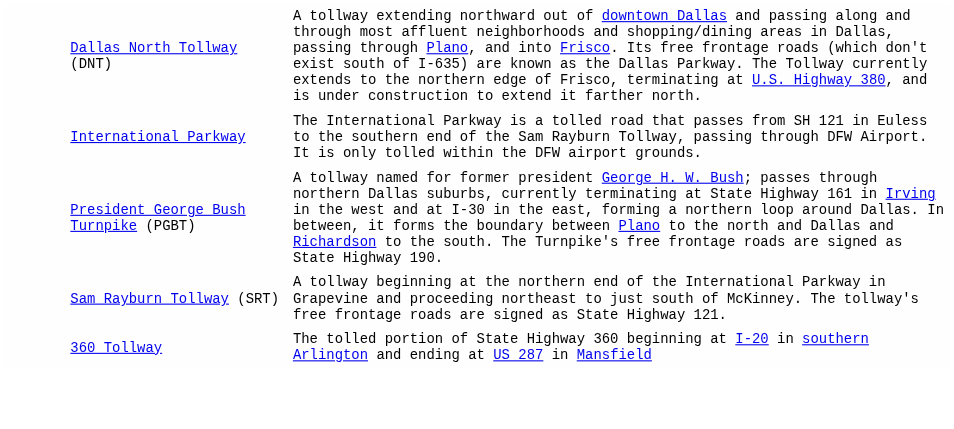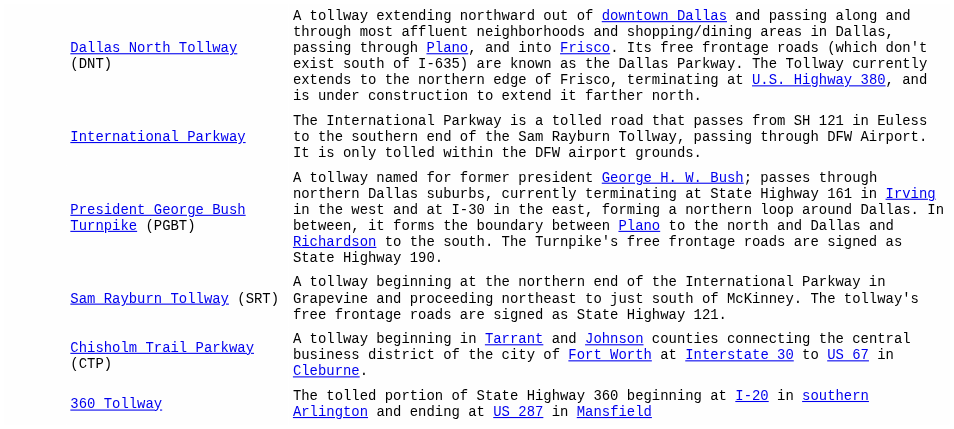+ row: (162, 355)
